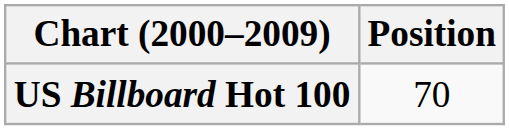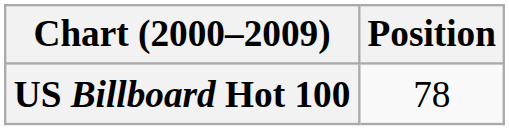(432, 93) 70 -> (432, 93) 78
